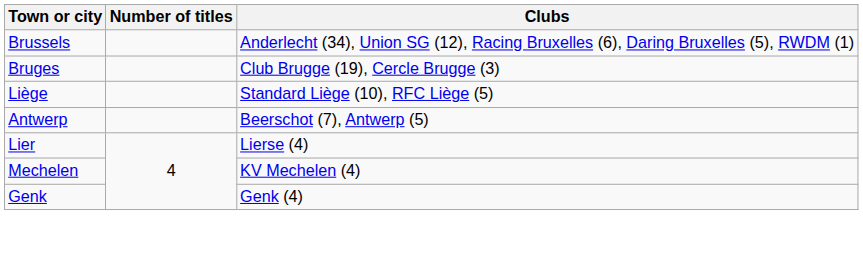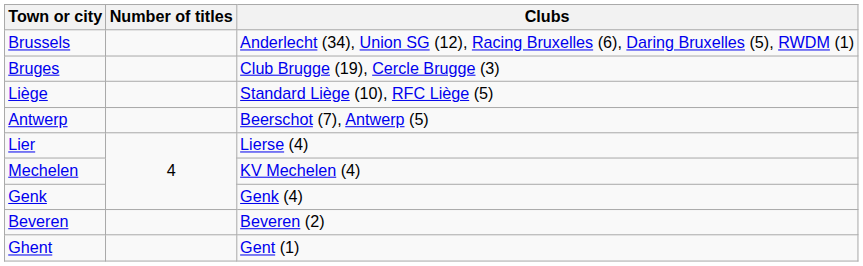+ row: (38, 222)
+ row: (30, 247)
